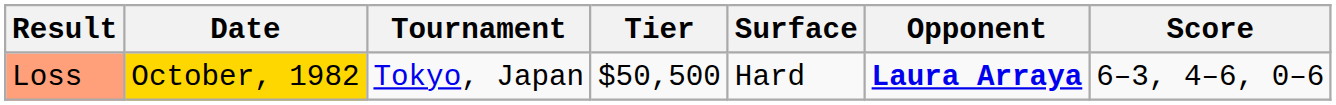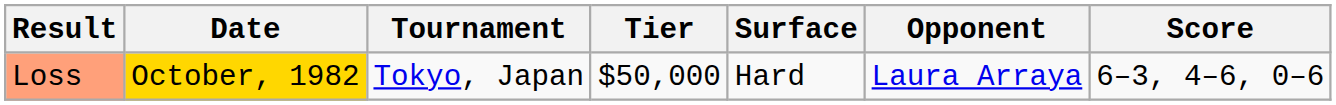(659, 77) $50,500 -> (659, 77) $50,000
(977, 77) bold -> (977, 77) normal
